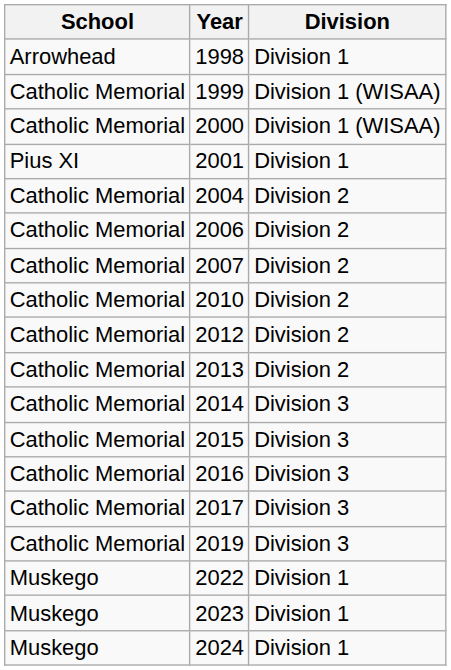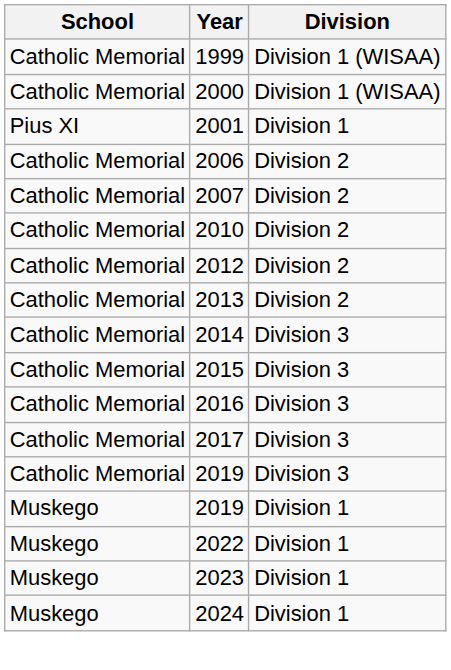- row: (63, 56)
- row: (97, 195)
+ row: (54, 508)
